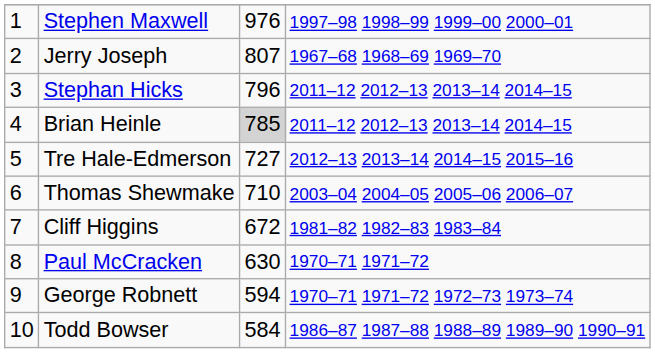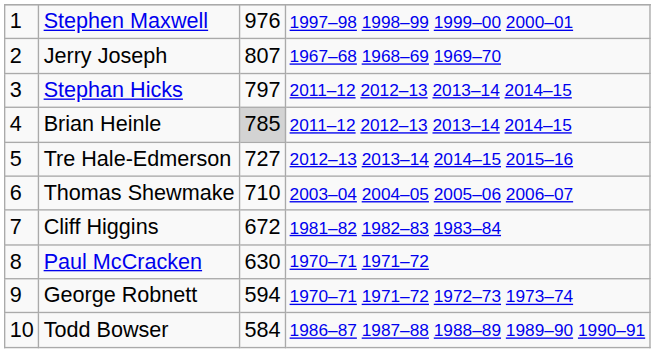(262, 90) 796 -> (262, 90) 797
